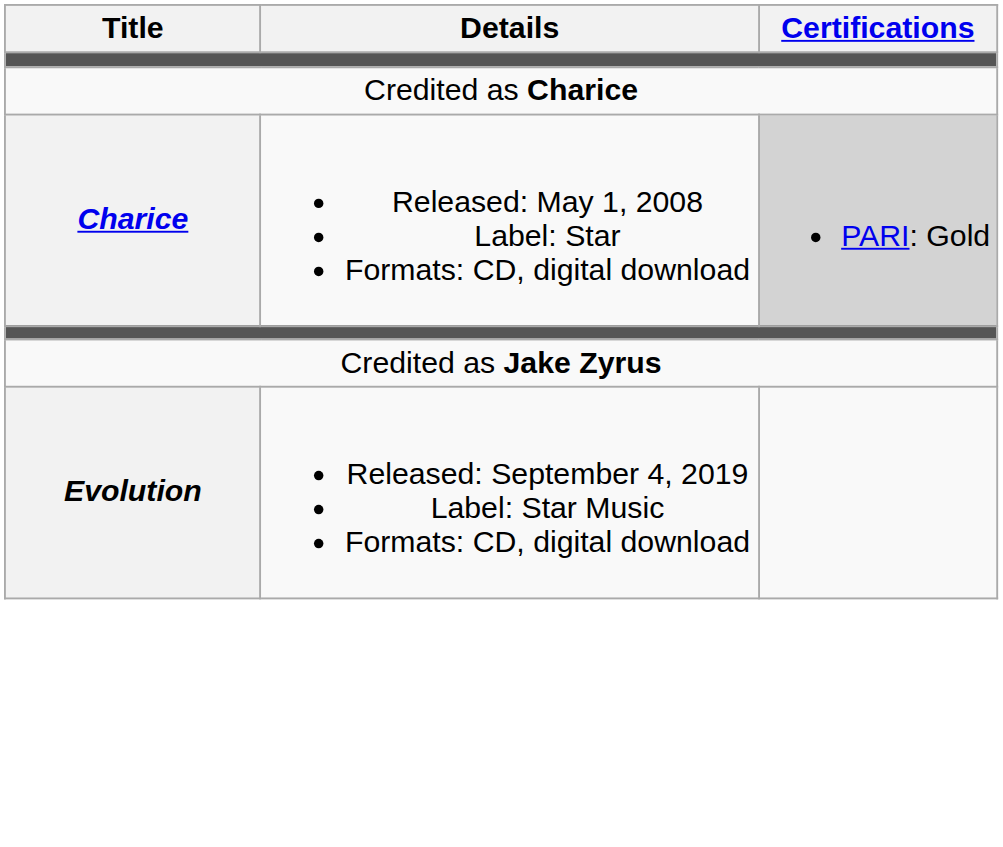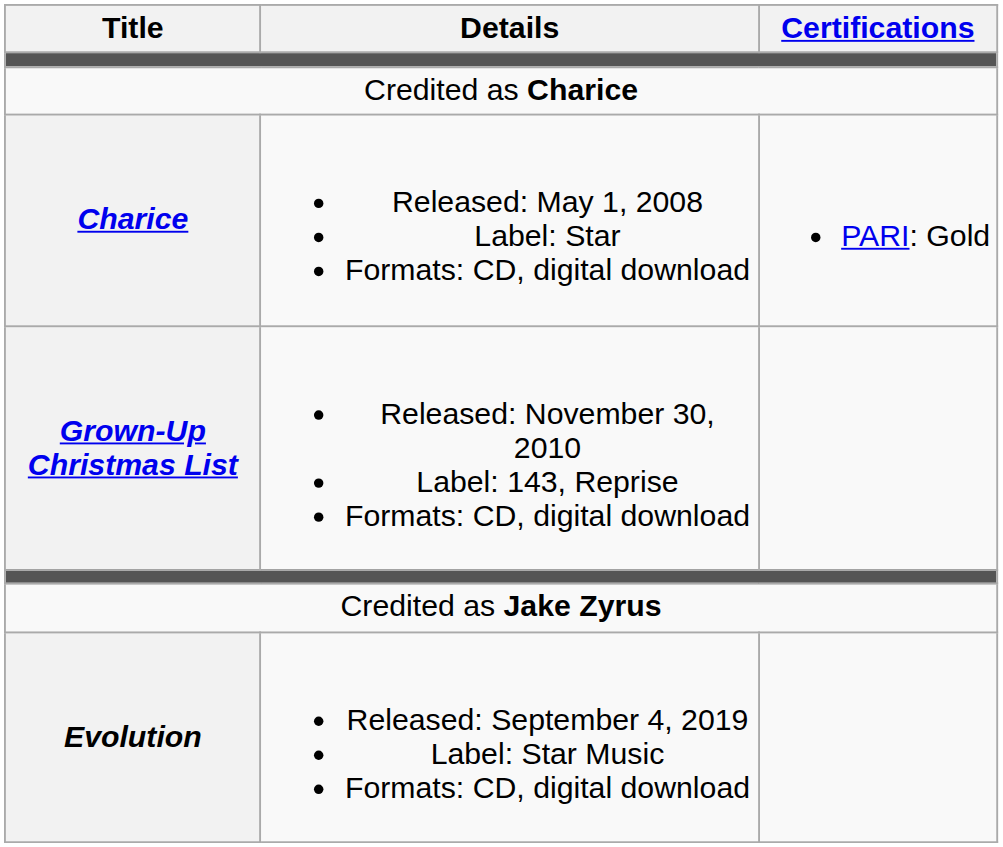(878, 237) lightgrey background -> (878, 237) no background
+ row: (133, 447)
